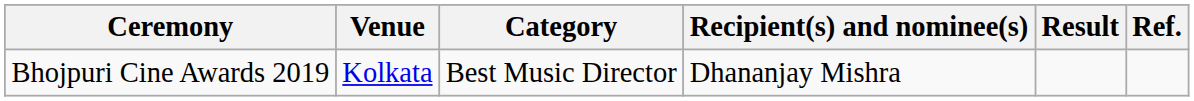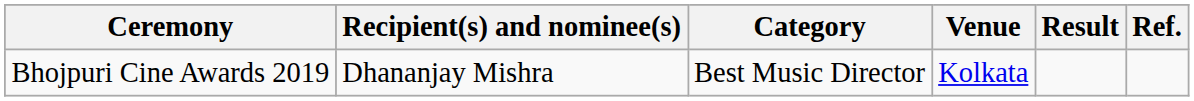columns swapped: (387, 27) <-> (859, 27)
